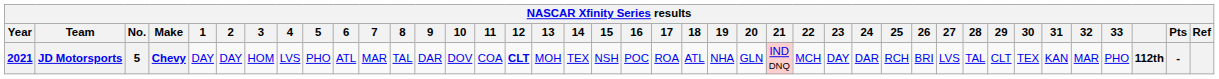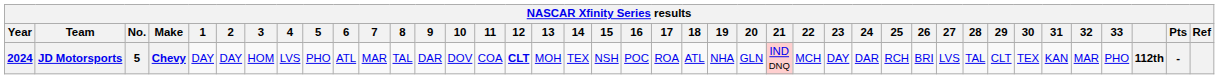(20, 58) 2021 -> (20, 58) 2024
